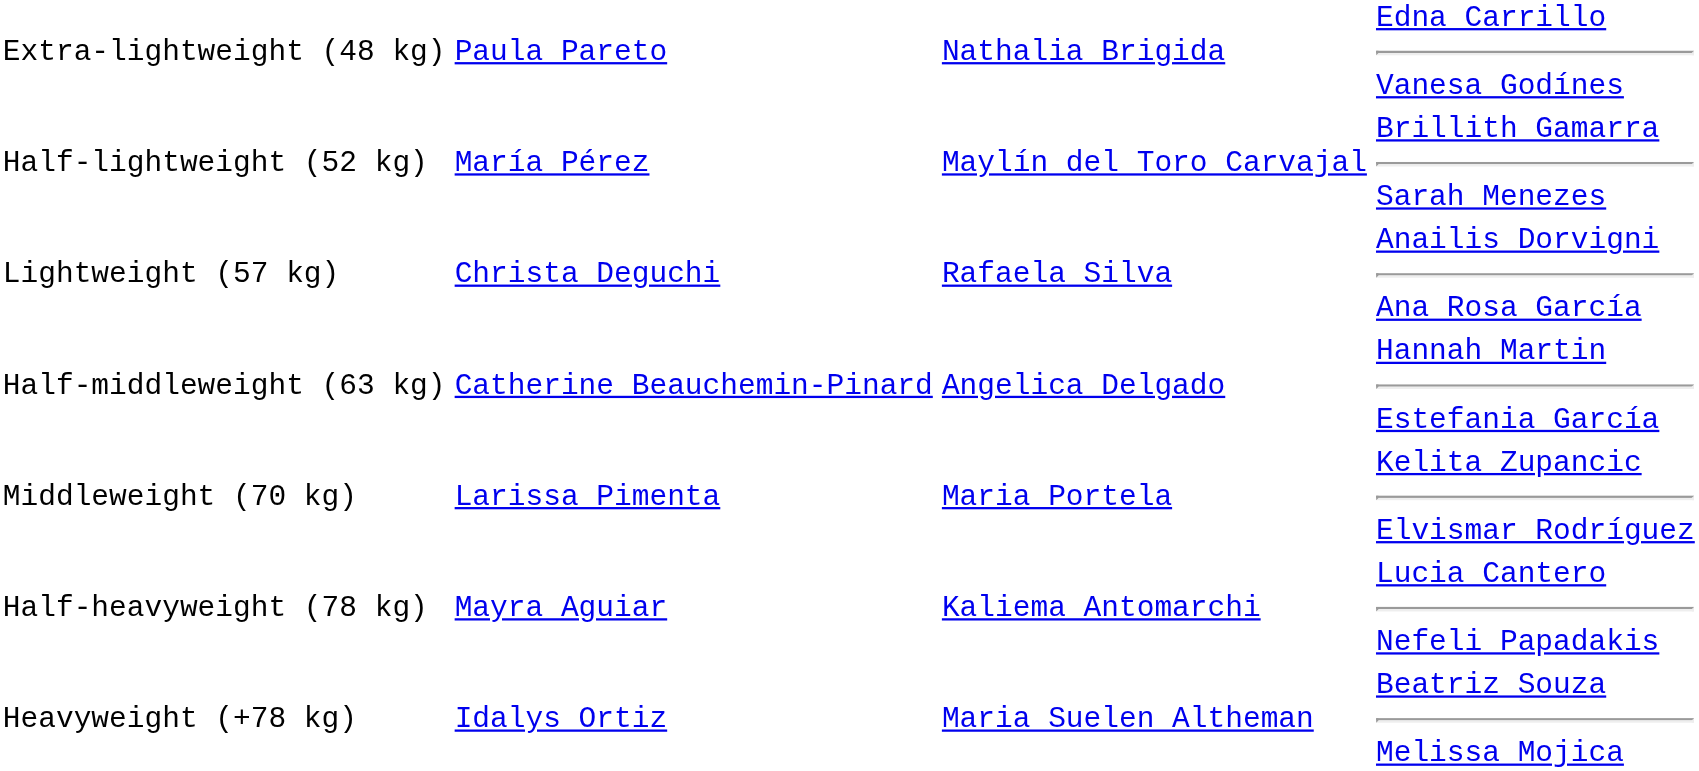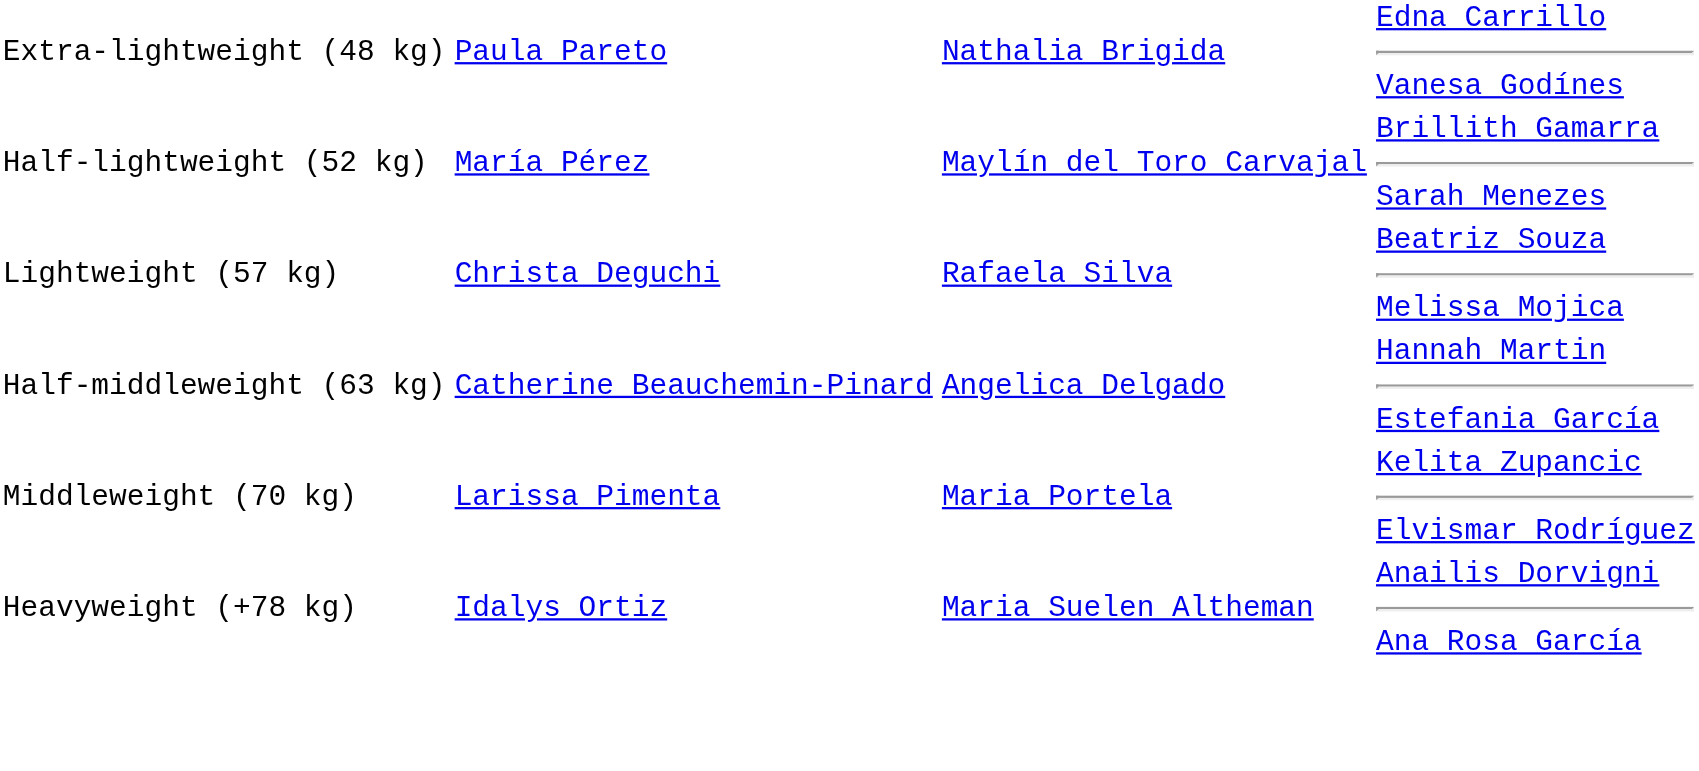(1535, 274) Anailis Dorvigni Ana Rosa García -> (1535, 274) Beatriz Souza Melissa Mojica
- row: (215, 608)
(1535, 719) Beatriz Souza Melissa Mojica -> (1535, 608) Anailis Dorvigni Ana Rosa García
